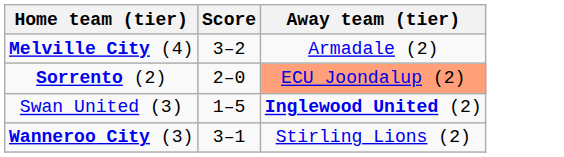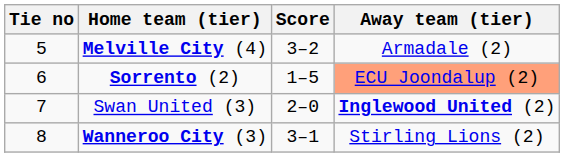+ column: (42, 19)
(229, 78) 2–0 -> (303, 78) 1–5
(229, 108) 1–5 -> (303, 108) 2–0
